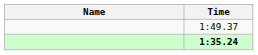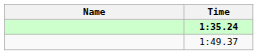rows swapped: (219, 42) <-> (219, 27)
